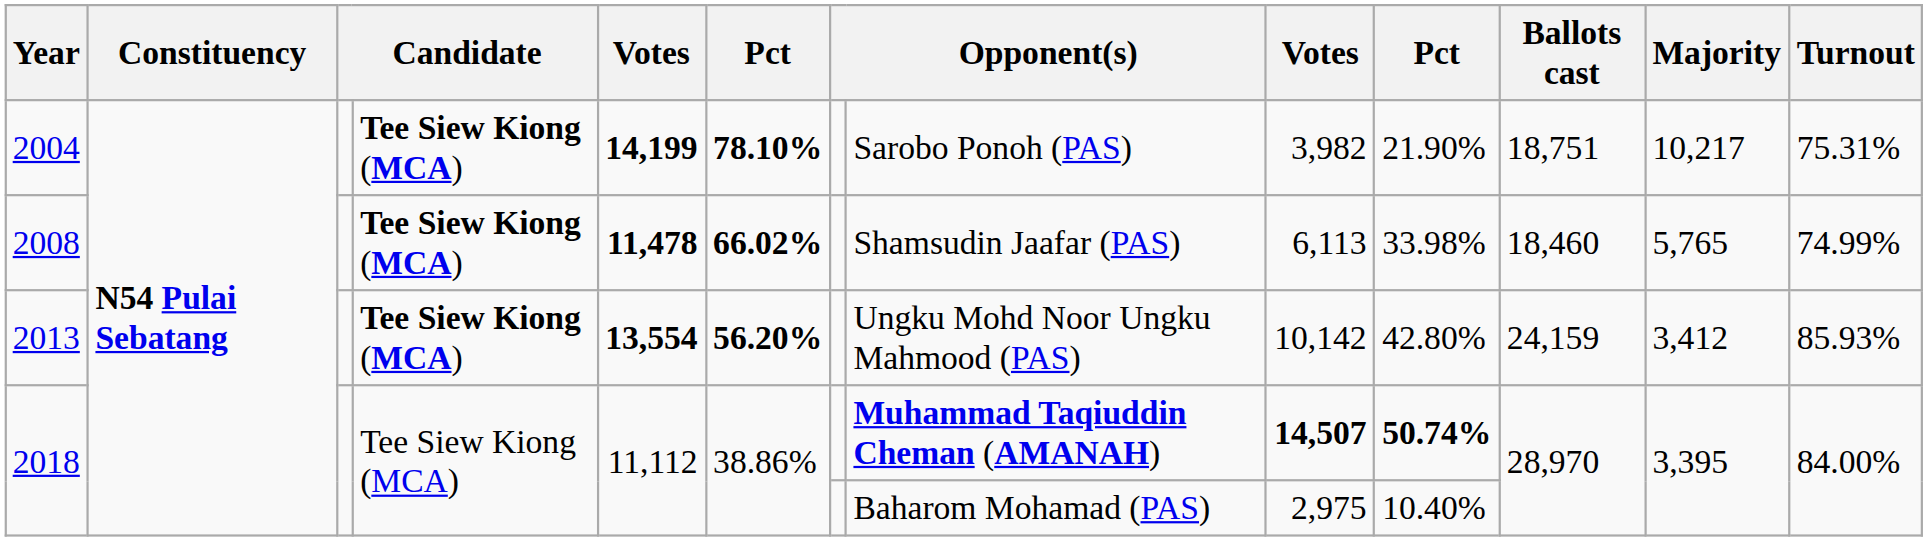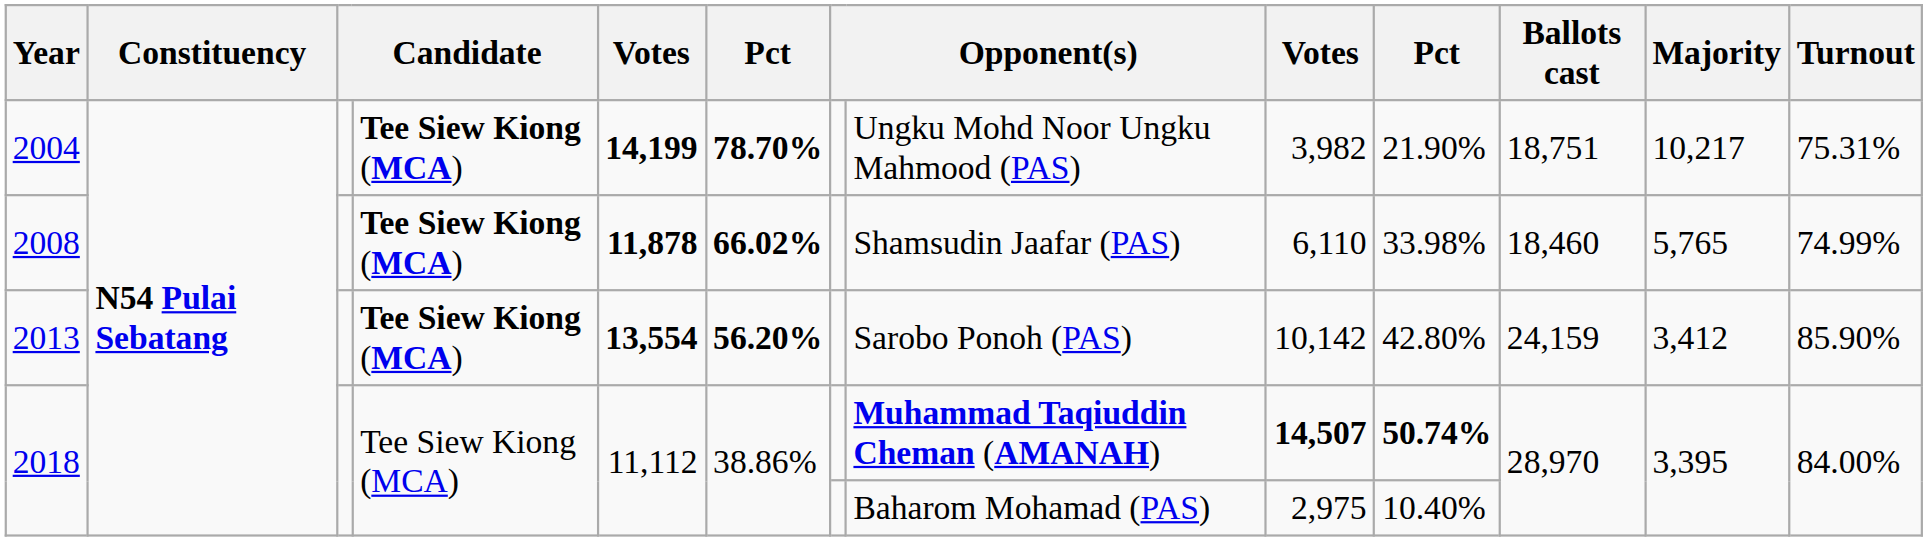(768, 147) 78.10% -> (768, 147) 78.70%
(993, 147) Sarobo Ponoh (PAS) -> (1032, 147) Ungku Mohd Noor Ungku Mahmood (PAS)
(652, 242) 11,478 -> (652, 242) 11,878
(1329, 242) 6,113 -> (1329, 242) 6,110
(1032, 337) Ungku Mohd Noor Ungku Mahmood (PAS) -> (993, 337) Sarobo Ponoh (PAS)
(1848, 337) 85.93% -> (1848, 337) 85.90%
